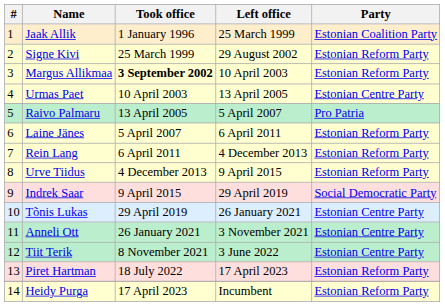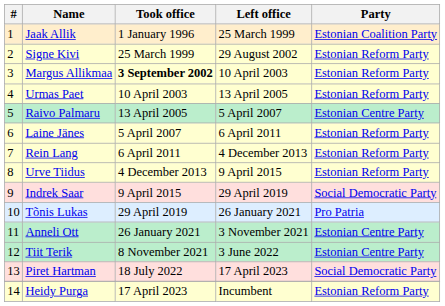(369, 93) Estonian Centre Party -> (372, 93) Estonian Reform Party
(339, 113) Pro Patria -> (369, 113) Estonian Centre Party
(369, 212) Estonian Centre Party -> (339, 212) Pro Patria
(372, 271) Estonian Reform Party -> (375, 271) Social Democratic Party
